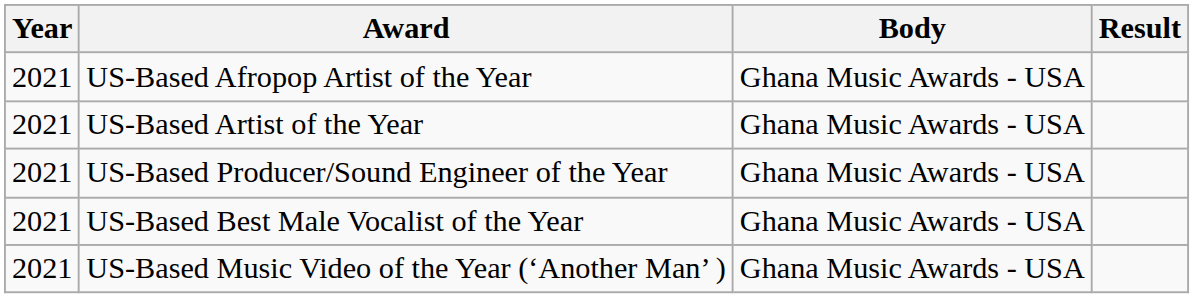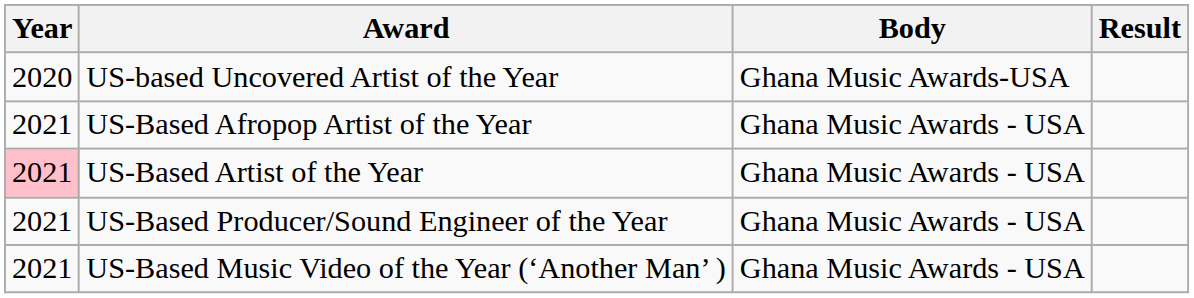+ row: (322, 76)
(42, 124) no background -> (42, 172) pink background
- row: (335, 220)
